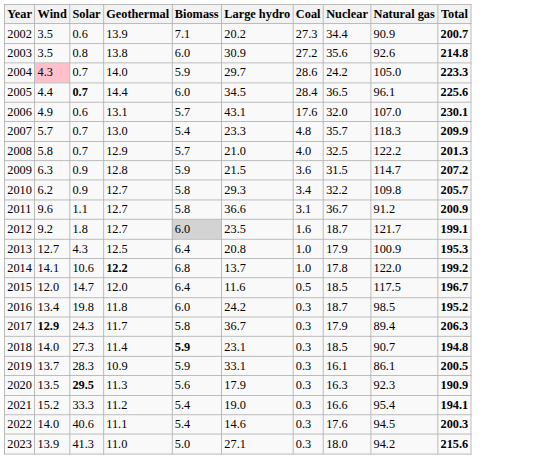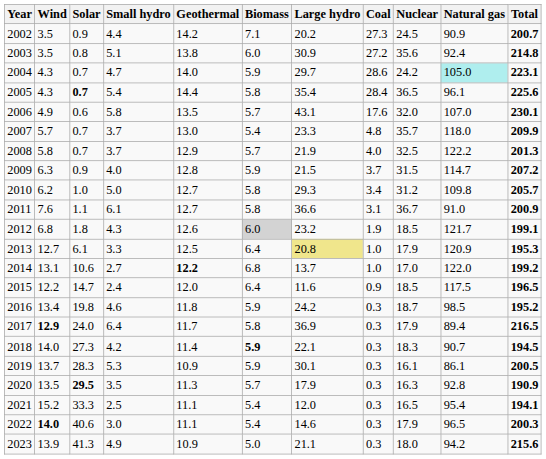+ column: (138, 14)
(80, 33) 0.6 -> (80, 33) 0.9
(117, 33) 13.9 -> (187, 33) 14.2
(337, 33) 34.4 -> (407, 33) 24.5
(384, 53) 92.6 -> (454, 53) 92.4
(45, 72) pink background -> (45, 72) no background
(387, 72) no background -> (458, 72) paleturquoise background
(454, 72) 223.3 -> (525, 72) 223.1
(45, 92) 4.4 -> (45, 92) 4.3
(183, 92) 6.0 -> (253, 92) 5.8
(235, 92) 34.5 -> (305, 92) 35.4
(117, 111) 13.1 -> (187, 111) 13.5
(387, 131) 118.3 -> (457, 131) 118.0
(235, 151) 21.0 -> (305, 151) 21.9
(304, 170) 3.6 -> (374, 170) 3.7
(80, 190) 0.9 -> (80, 190) 1.0
(337, 190) 32.2 -> (407, 190) 31.2
(45, 209) 9.6 -> (45, 209) 7.6
(384, 209) 91.2 -> (454, 209) 91.0
(45, 229) 9.2 -> (45, 229) 6.8
(117, 229) 12.7 -> (187, 229) 12.6
(235, 229) 23.5 -> (305, 229) 23.2
(304, 229) 1.6 -> (374, 229) 1.9
(337, 229) 18.7 -> (407, 229) 18.5
(80, 248) 4.3 -> (80, 248) 6.1
(235, 248) no background -> (305, 248) khaki background
(387, 248) 100.9 -> (458, 248) 120.9
(48, 268) 14.1 -> (48, 268) 13.1
(337, 268) 17.8 -> (407, 268) 17.0
(48, 287) 12.0 -> (48, 287) 12.2
(304, 287) 0.5 -> (374, 287) 0.9
(454, 287) 196.7 -> (525, 287) 196.5
(183, 307) 6.0 -> (253, 307) 5.9
(83, 326) 24.3 -> (83, 326) 24.0
(235, 326) 36.7 -> (305, 326) 36.9
(454, 326) 206.3 -> (525, 326) 216.5
(235, 346) 23.1 -> (305, 346) 22.1
(337, 346) 18.5 -> (407, 346) 18.3
(454, 346) 194.8 -> (525, 346) 194.5
(235, 365) 33.1 -> (305, 365) 30.1
(183, 385) 5.6 -> (253, 385) 5.7
(384, 385) 92.3 -> (454, 385) 92.8
(117, 405) 11.2 -> (187, 405) 11.1
(235, 405) 19.0 -> (305, 405) 12.0
(337, 405) 16.6 -> (407, 405) 16.5
(48, 424) normal -> (48, 424) bold
(337, 424) 17.6 -> (407, 424) 17.9
(384, 424) 94.5 -> (454, 424) 96.5
(117, 444) 11.0 -> (187, 444) 10.9
(235, 444) 27.1 -> (305, 444) 21.1
